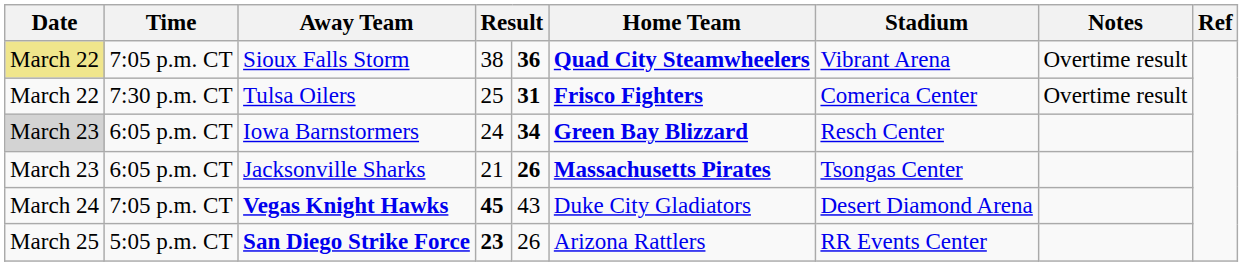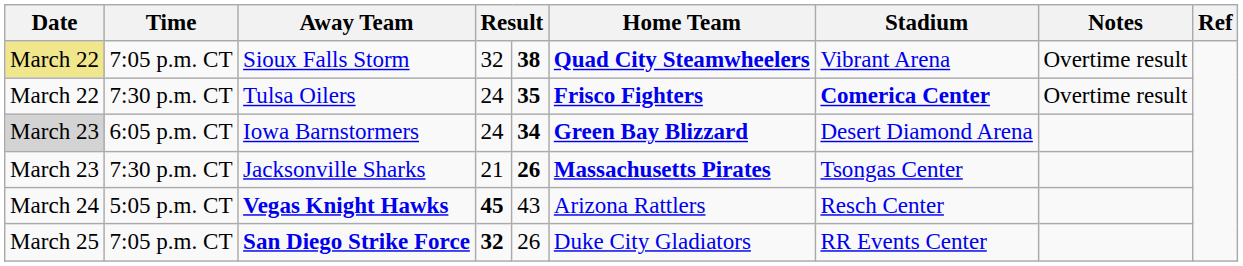(492, 59) 38 -> (492, 59) 32
(529, 59) 36 -> (529, 59) 38
(492, 95) 25 -> (492, 95) 24
(529, 95) 31 -> (529, 95) 35
(899, 95) normal -> (905, 95) bold
(882, 132) Resch Center -> (927, 132) Desert Diamond Arena
(171, 168) 6:05 p.m. CT -> (171, 168) 7:30 p.m. CT
(171, 205) 7:05 p.m. CT -> (171, 205) 5:05 p.m. CT
(652, 205) Duke City Gladiators -> (630, 205) Arizona Rattlers
(927, 205) Desert Diamond Arena -> (882, 205) Resch Center
(171, 242) 5:05 p.m. CT -> (171, 242) 7:05 p.m. CT
(492, 242) 23 -> (492, 242) 32
(630, 242) Arizona Rattlers -> (652, 242) Duke City Gladiators
